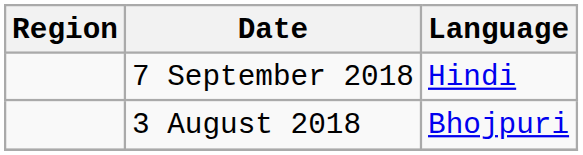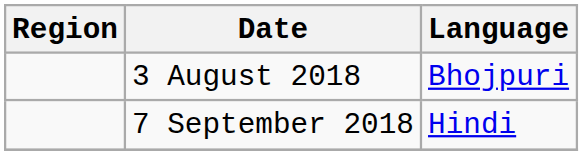rows swapped: (247, 125) <-> (273, 77)
